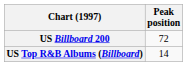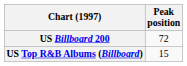(164, 54) 14 -> (164, 54) 15
